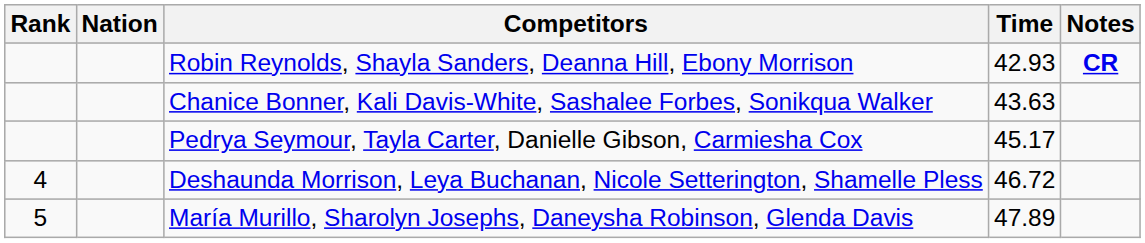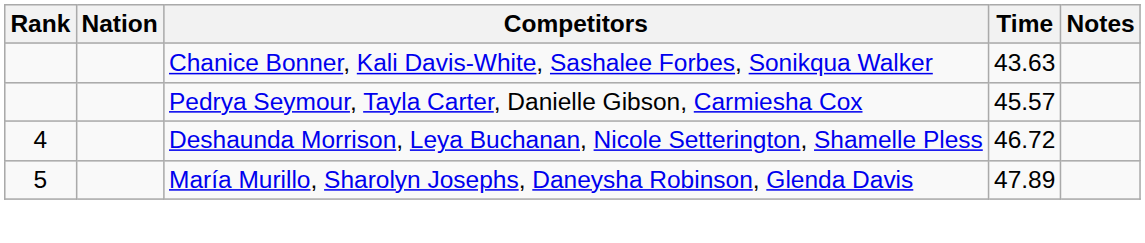- row: (511, 62)
(1025, 140) 45.17 -> (1025, 101) 45.57
